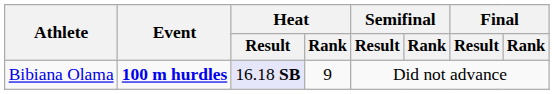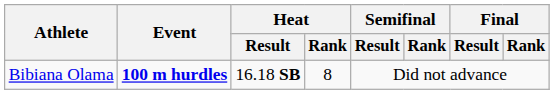(268, 75) lavender background -> (268, 75) no background
(328, 75) 9 -> (328, 75) 8
